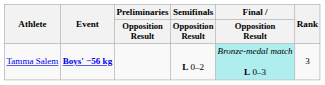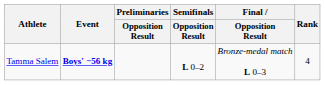(255, 62) paleturquoise background -> (255, 62) no background
(307, 62) 3 -> (307, 62) 4
